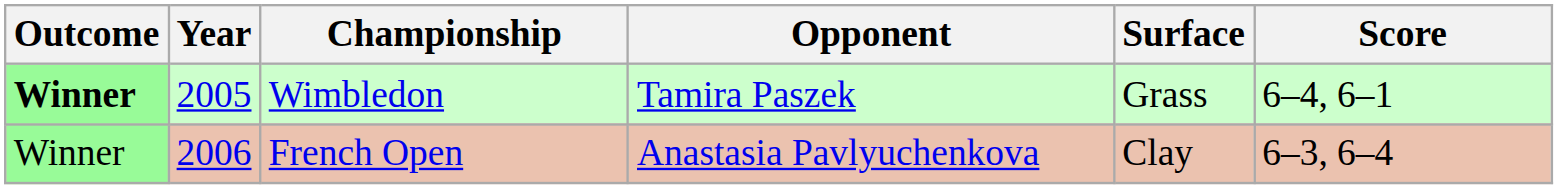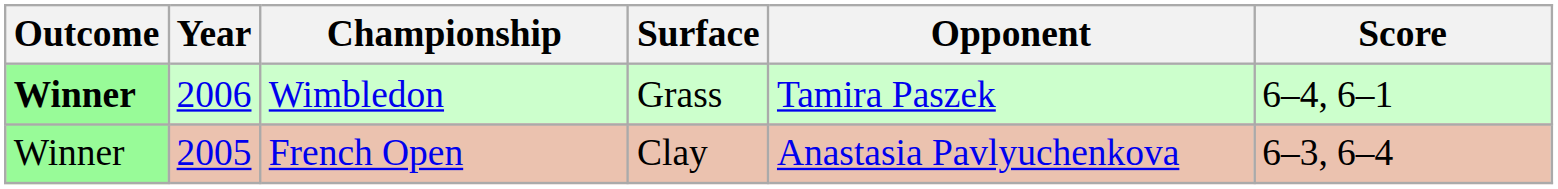columns swapped: (1184, 34) <-> (871, 34)
(214, 93) 2005 -> (214, 93) 2006
(214, 152) 2006 -> (214, 152) 2005
